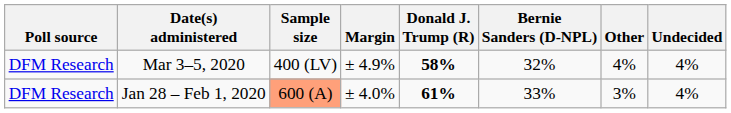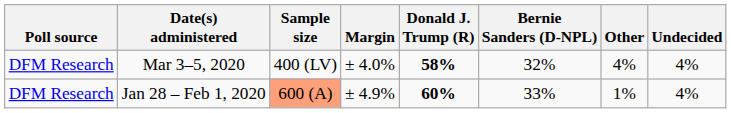(370, 64) ± 4.9% -> (370, 64) ± 4.0%
(370, 93) ± 4.0% -> (370, 93) ± 4.9%
(438, 93) 61% -> (438, 93) 60%
(624, 93) 3% -> (624, 93) 1%
